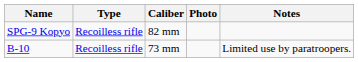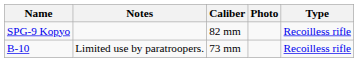columns swapped: (109, 13) <-> (287, 13)
